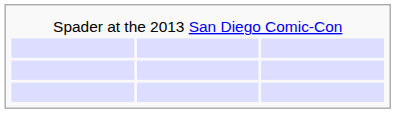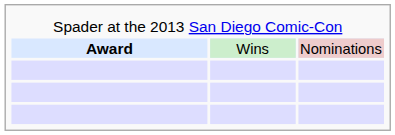+ row: (109, 48)
